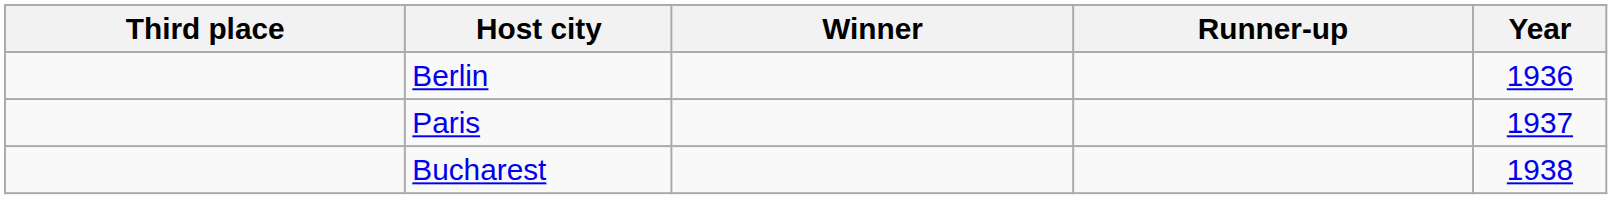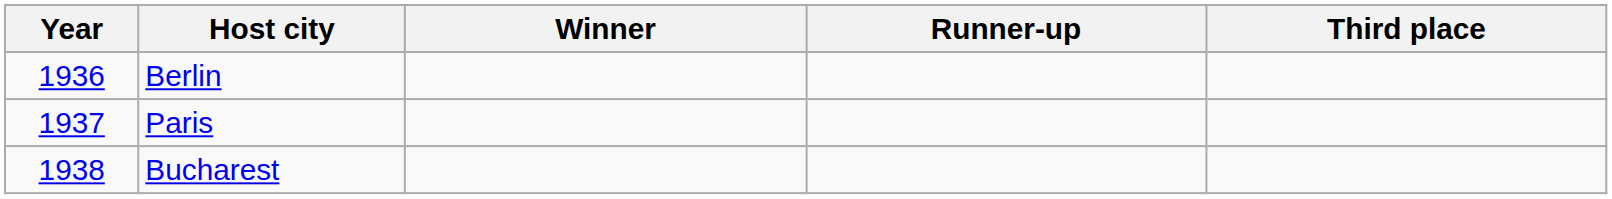columns swapped: (1540, 29) <-> (205, 29)
